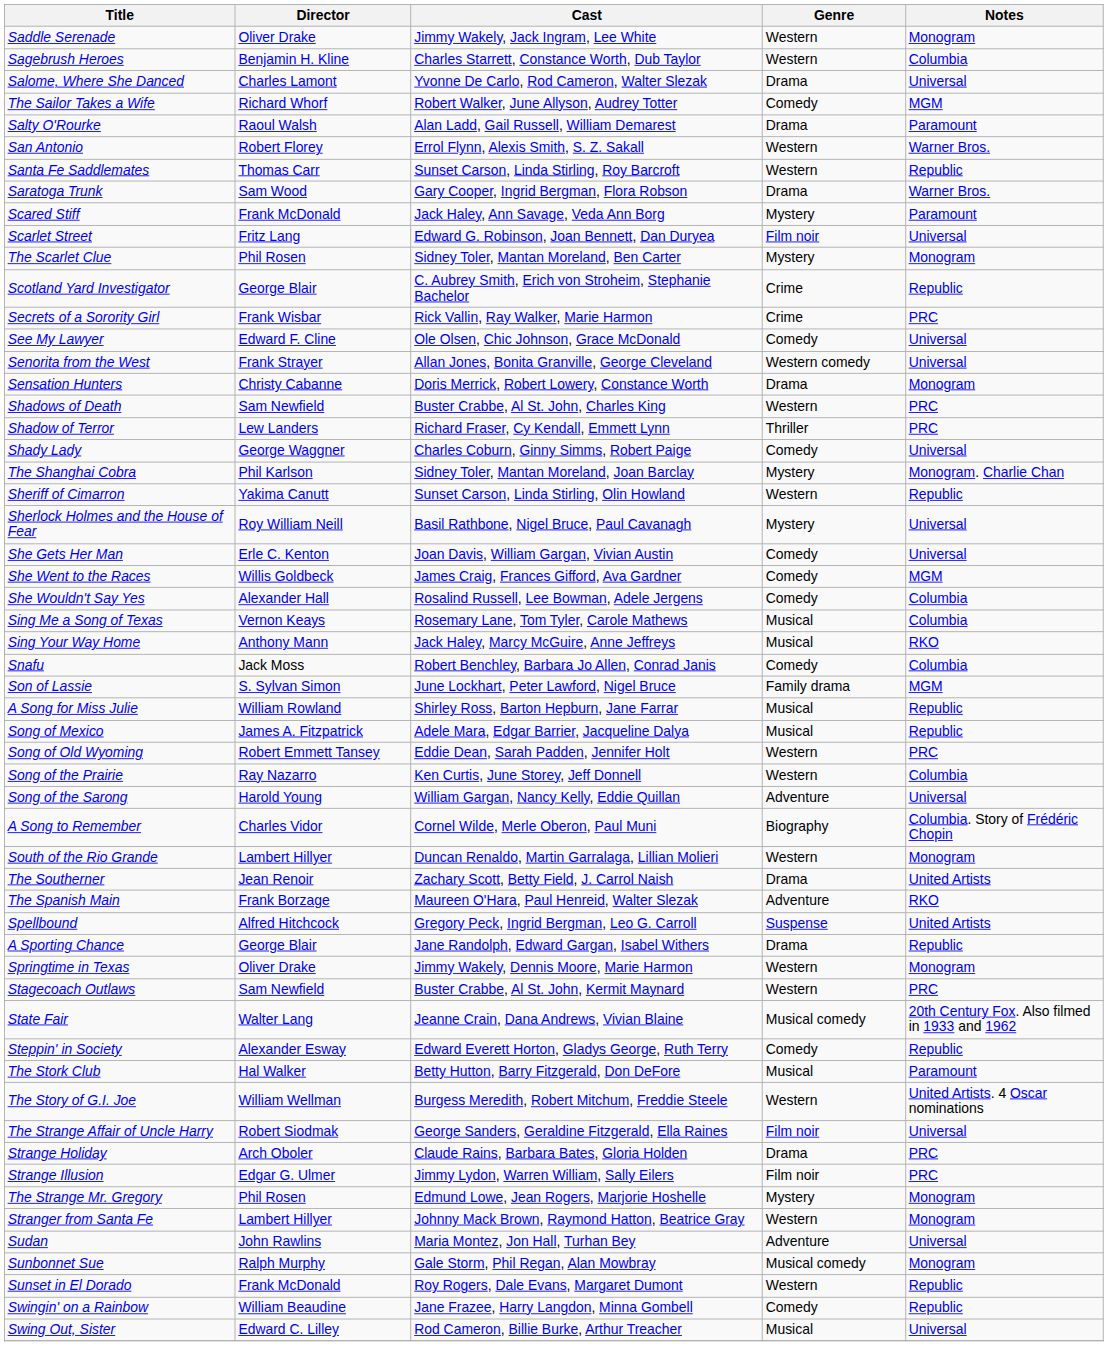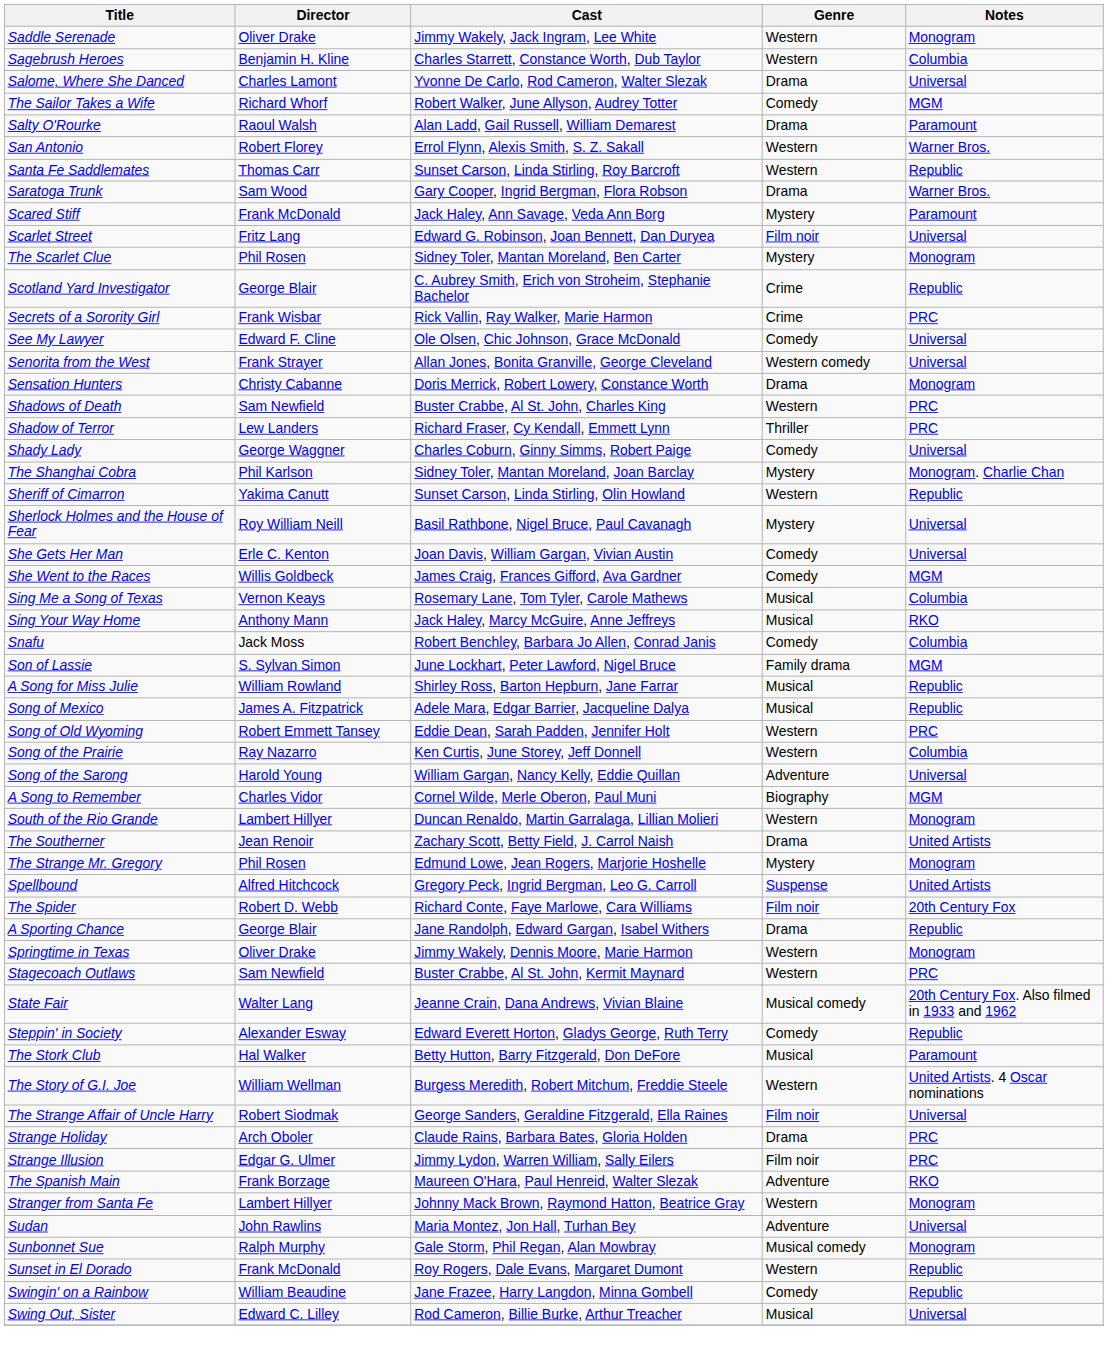- row: (76, 598)
(993, 827) Columbia. Story of Frédéric Chopin -> (926, 797) MGM
rows swapped: (64, 901) <-> (85, 1197)
+ row: (42, 907)
